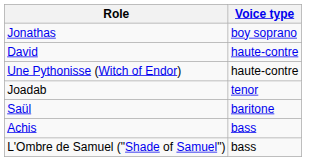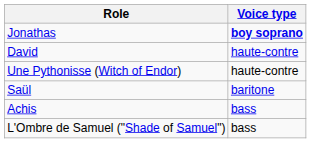(264, 33) normal -> (267, 33) bold
- row: (27, 90)
